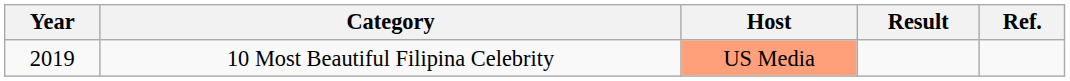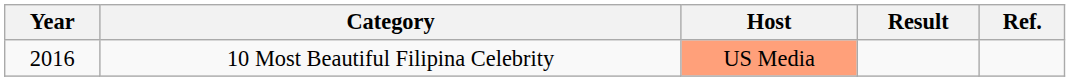(52, 57) 2019 -> (52, 57) 2016
